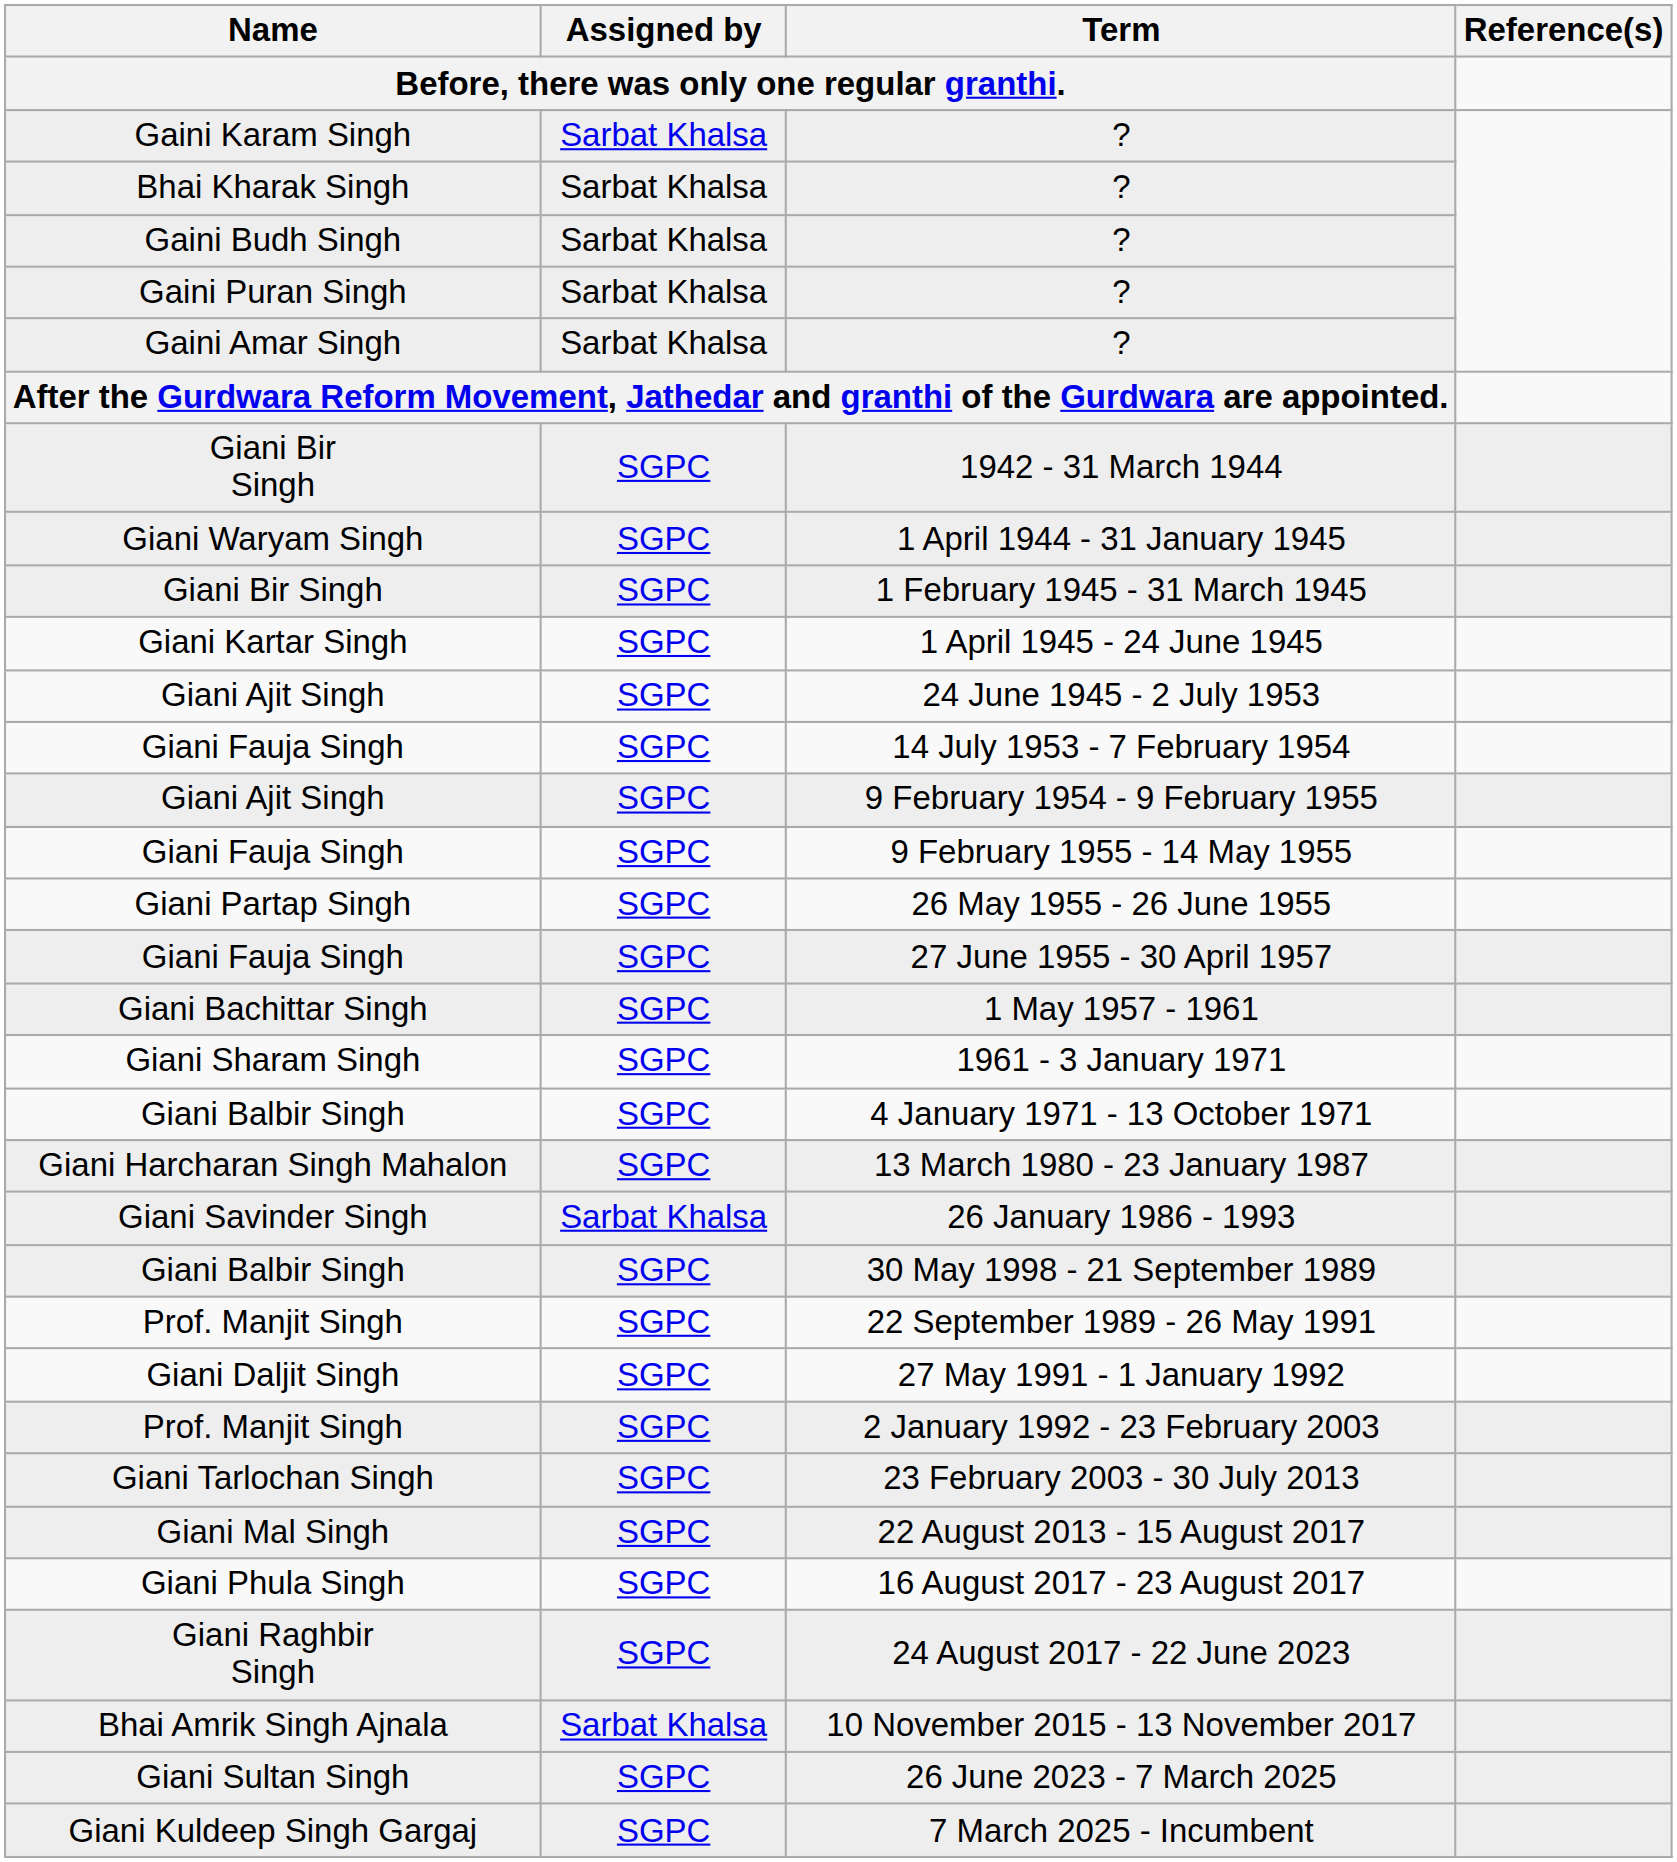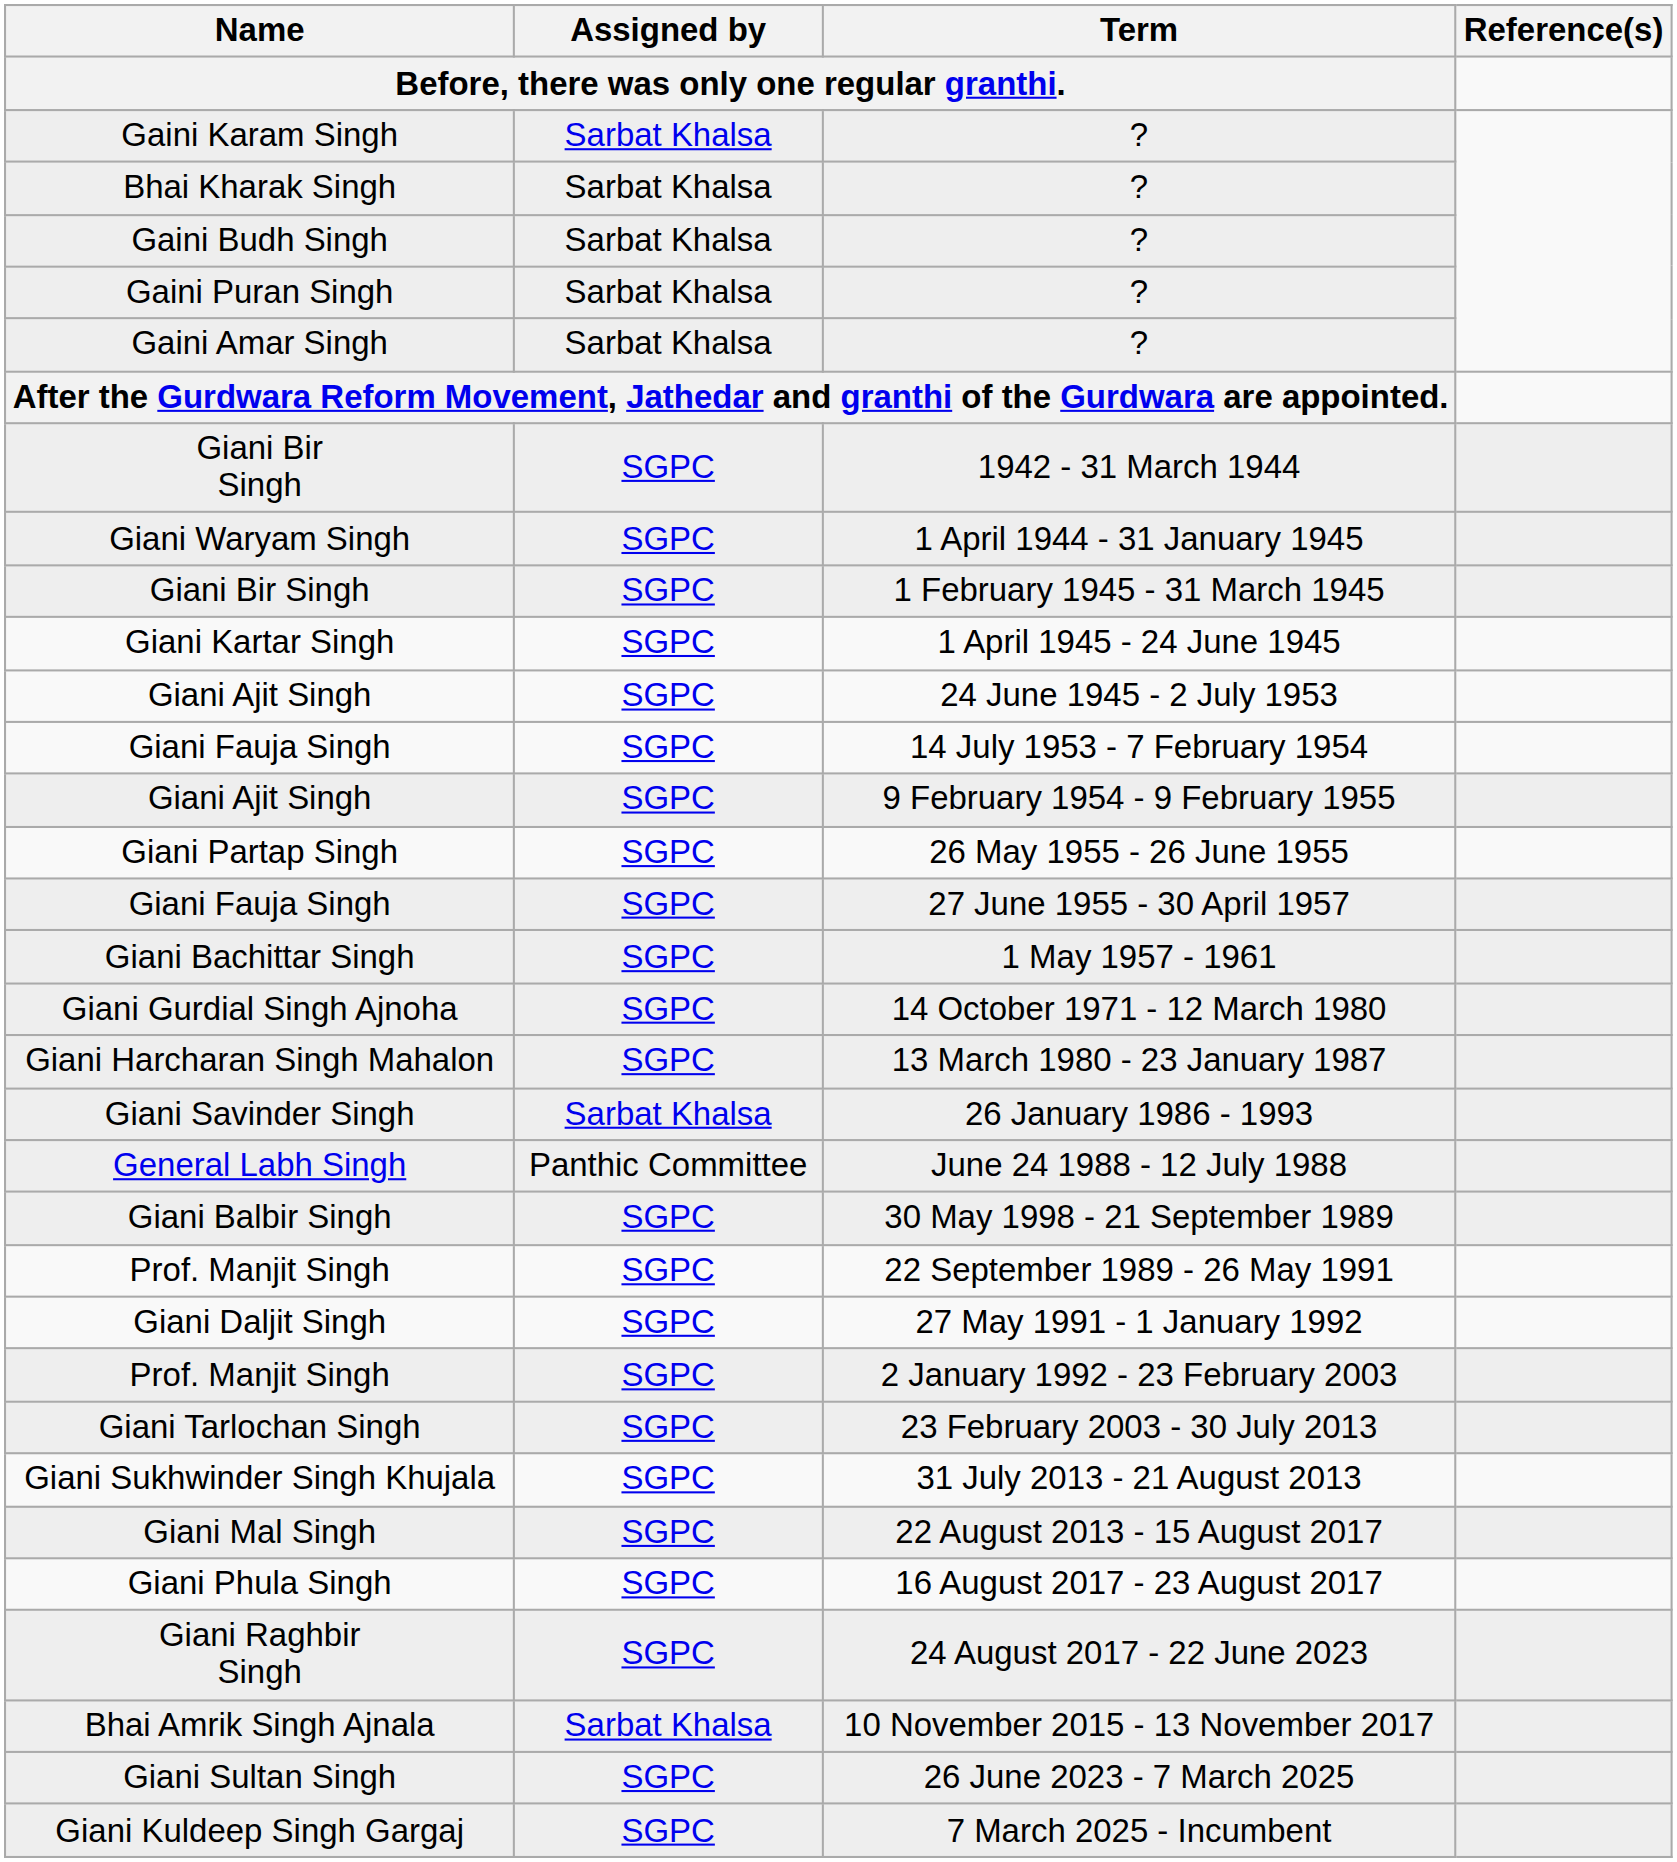- row: (273, 851)
- row: (273, 1060)
- row: (273, 1113)
+ row: (260, 1008)
+ row: (260, 1165)
+ row: (260, 1479)
